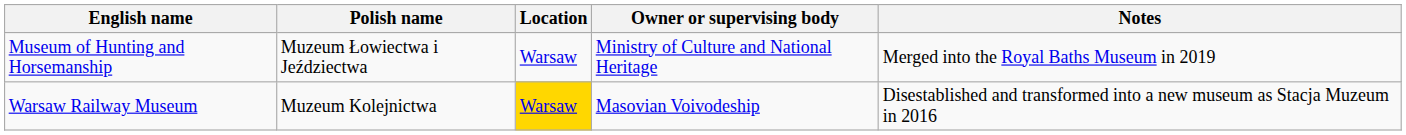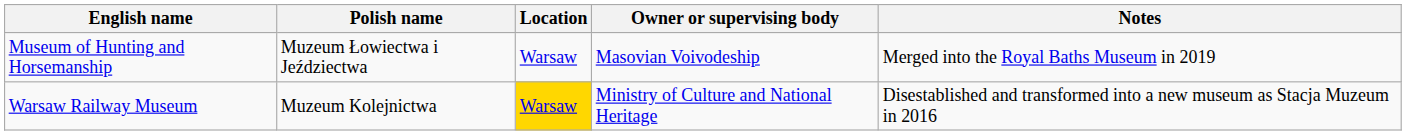(714, 57) Ministry of Culture and National Heritage -> (678, 57) Masovian Voivodeship
(678, 105) Masovian Voivodeship -> (714, 105) Ministry of Culture and National Heritage
